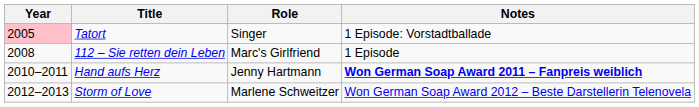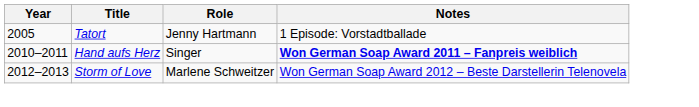(21, 33) pink background -> (21, 33) no background
(249, 33) Singer -> (211, 33) Jenny Hartmann
- row: (150, 53)
(276, 72) Jenny Hartmann -> (184, 53) Singer
